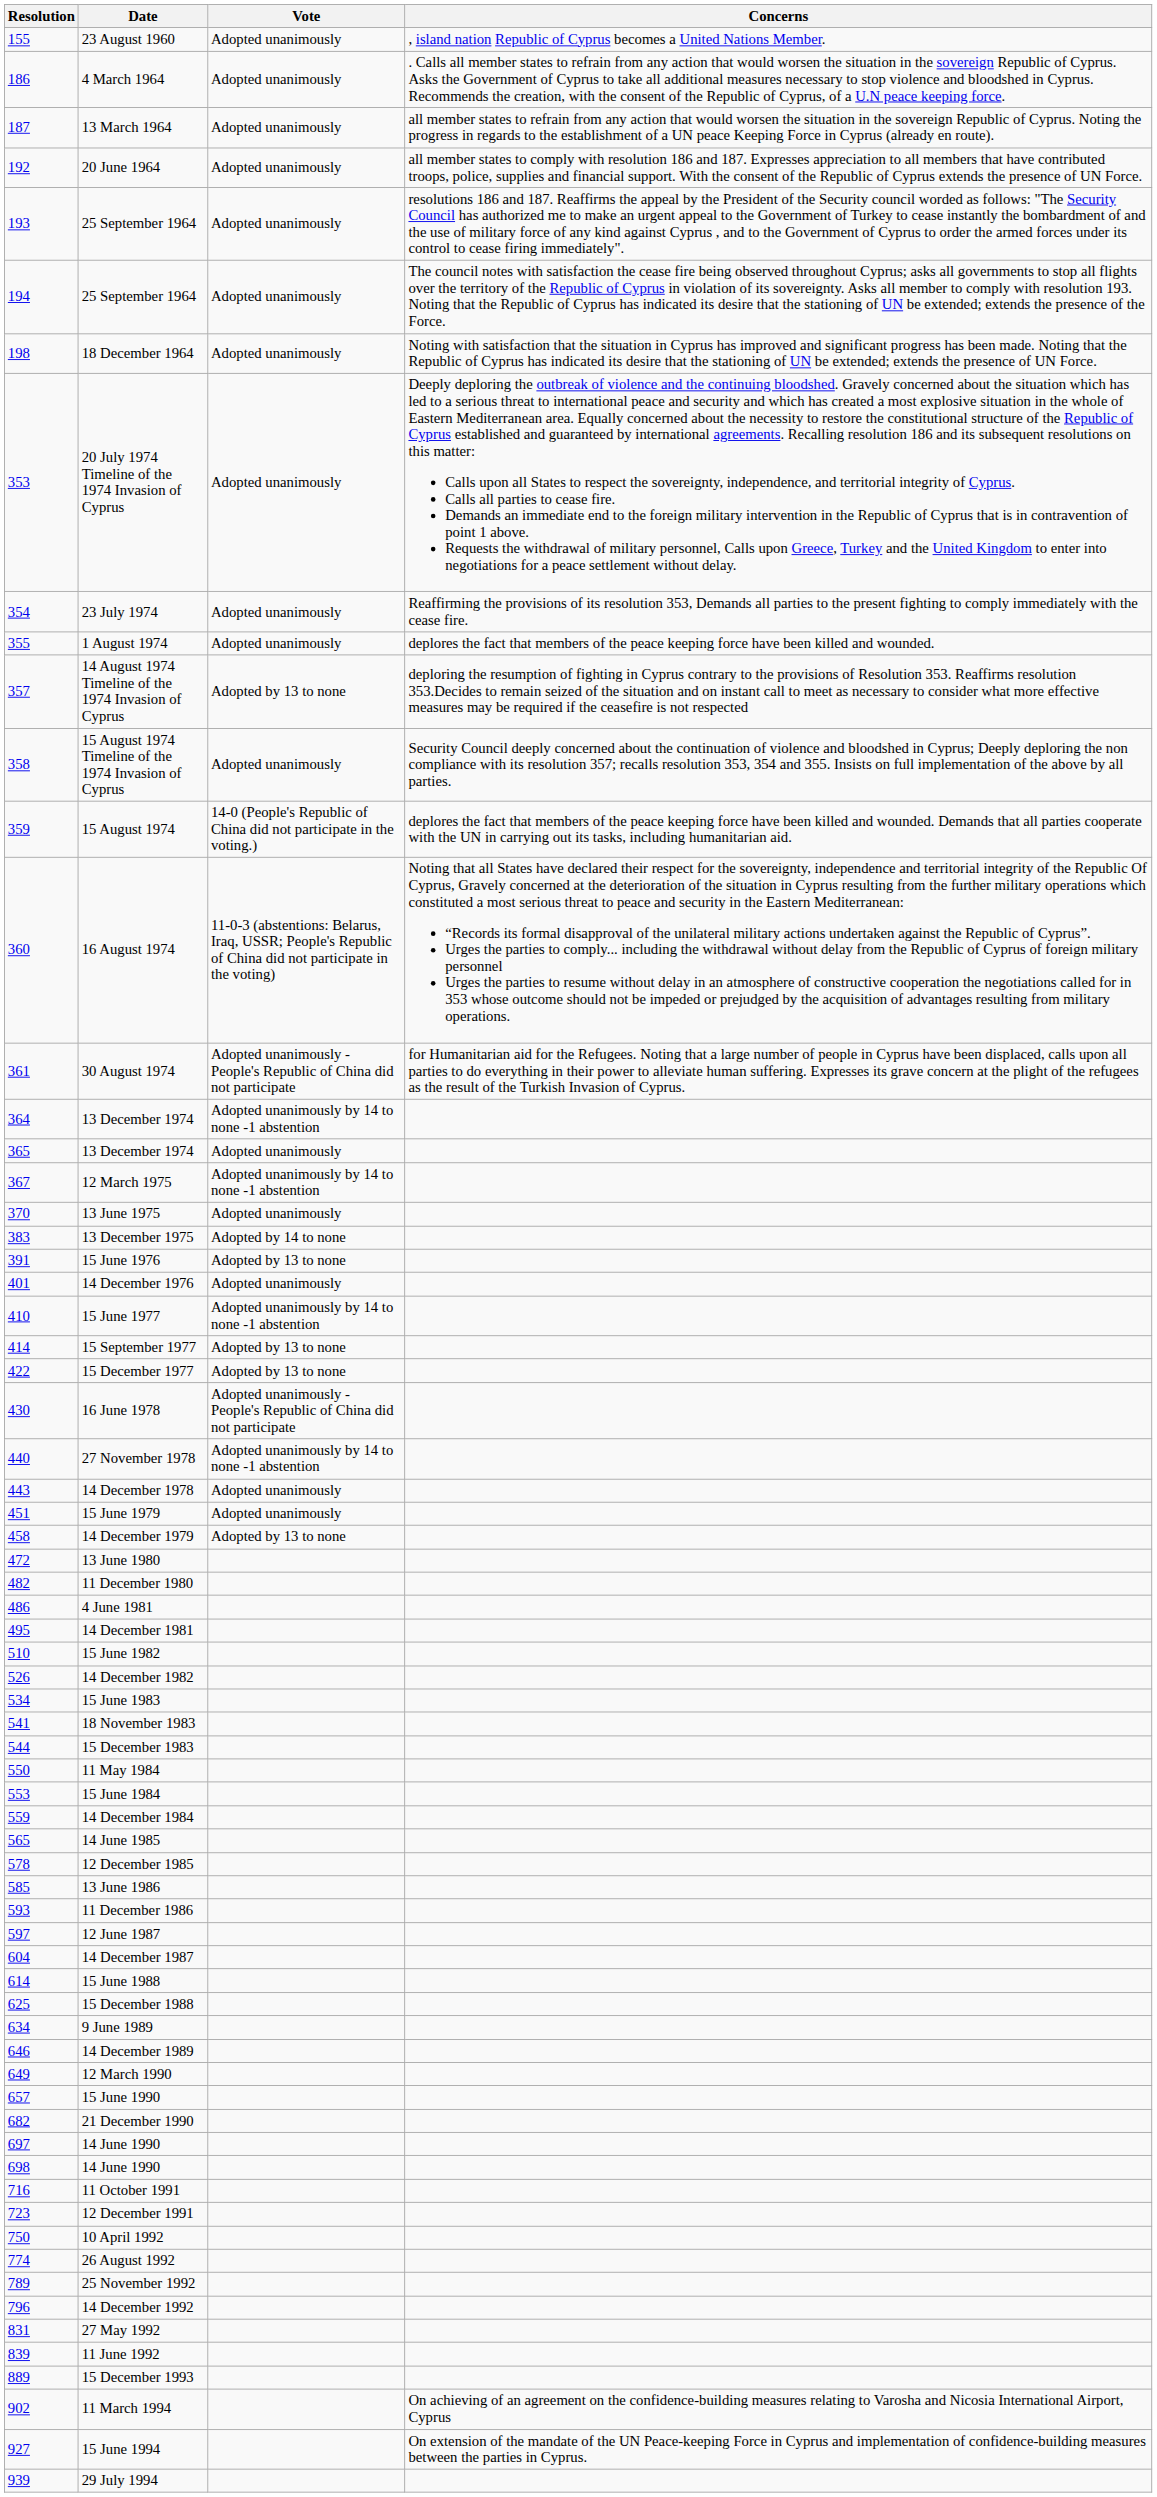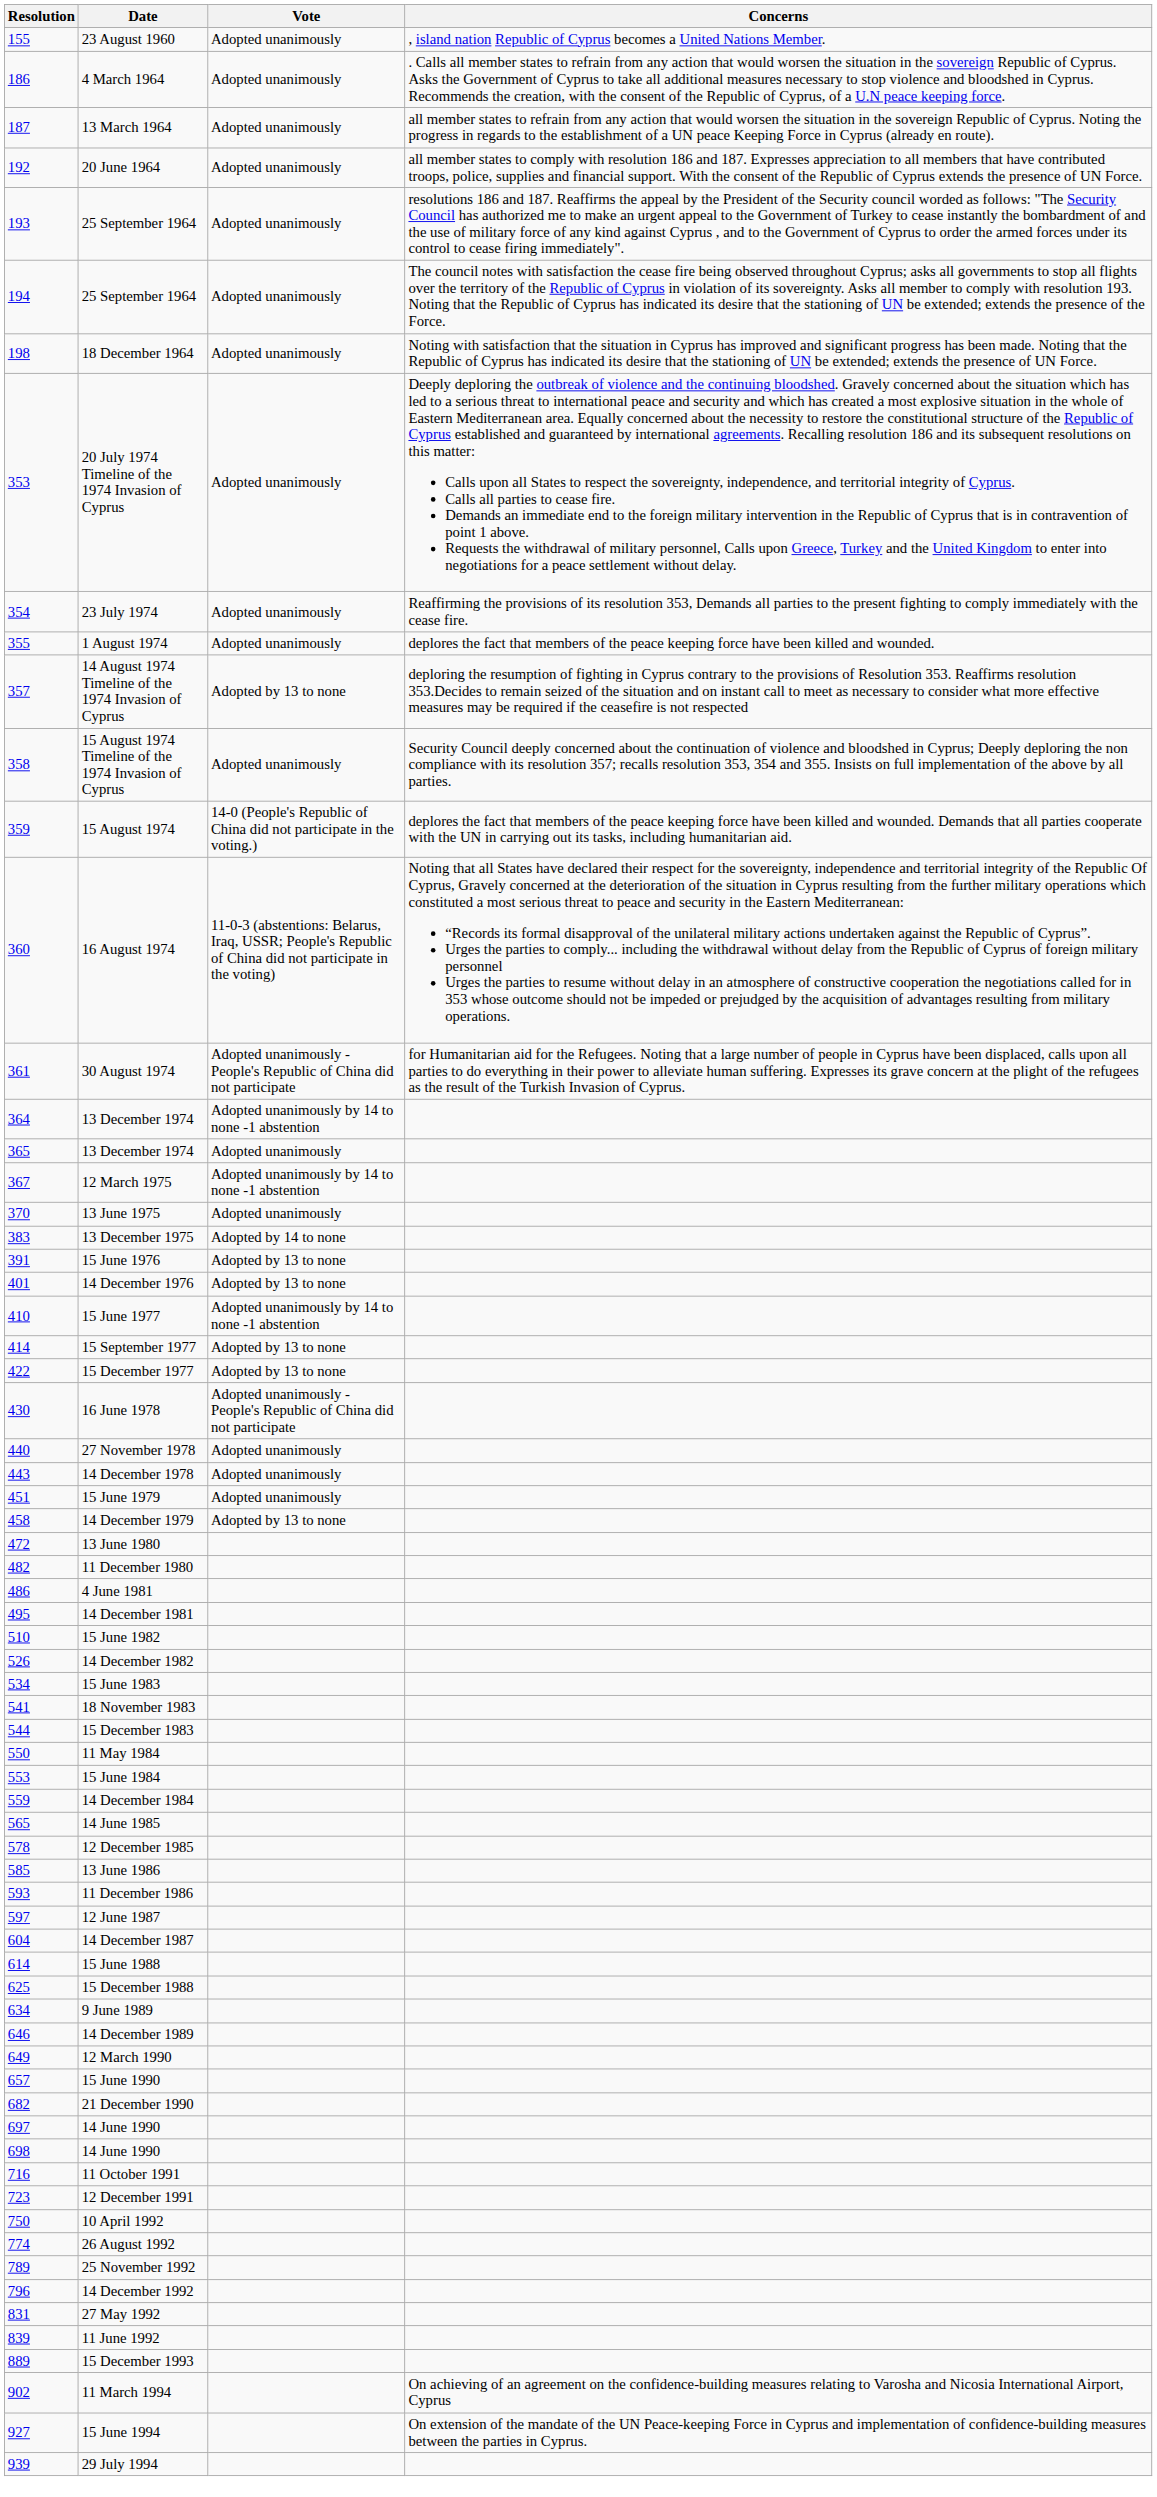(276, 1284) Adopted unanimously -> (278, 1284) Adopted by 13 to none
(302, 1458) Adopted unanimously by 14 to none -1 abstention -> (276, 1450) Adopted unanimously
